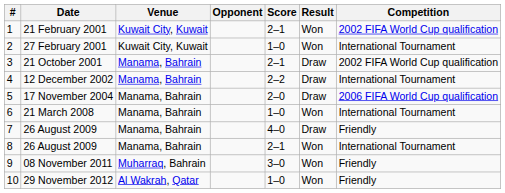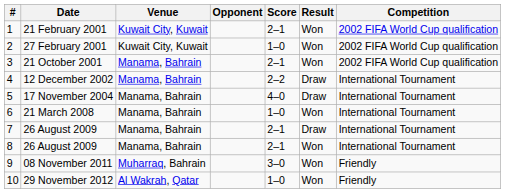(397, 46) International Tournament -> (418, 46) 2002 FIFA World Cup qualification
(314, 63) Draw -> (312, 63) Won
(276, 96) 2–0 -> (276, 96) 4–0
(418, 96) 2006 FIFA World Cup qualification -> (397, 96) International Tournament
(276, 130) 4–0 -> (276, 130) 2–1
(357, 130) Friendly -> (397, 130) International Tournament
